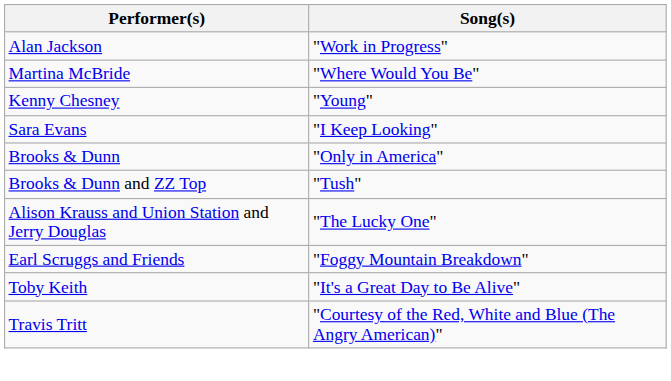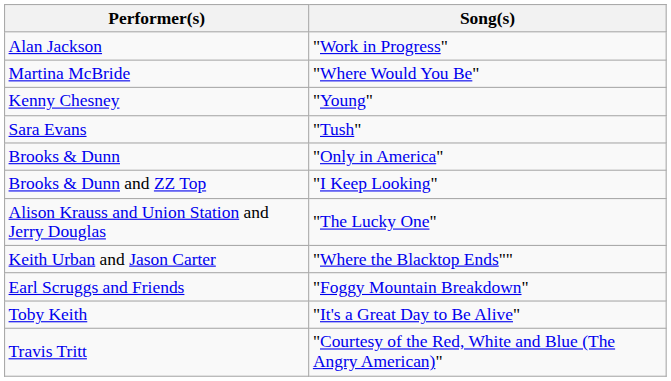(375, 128) "I Keep Looking" -> (337, 128) "Tush"
(337, 184) "Tush" -> (375, 184) "I Keep Looking"
+ row: (112, 259)
